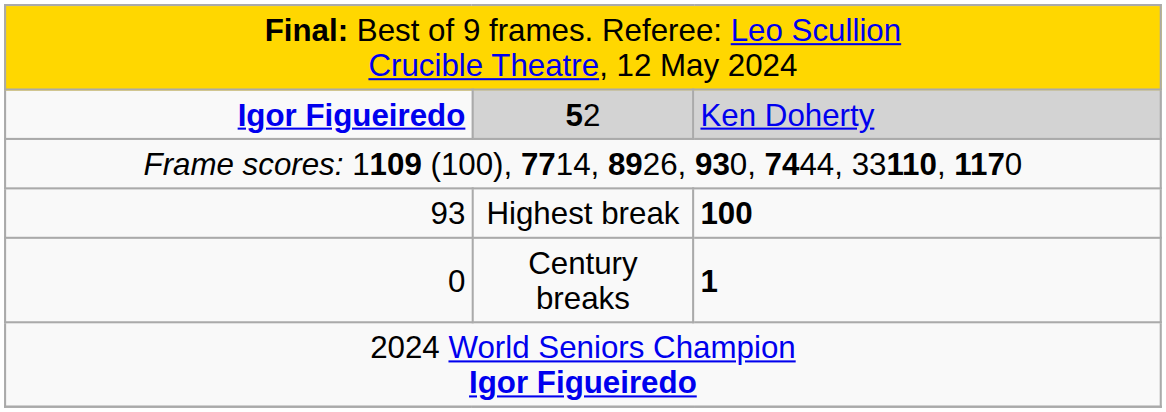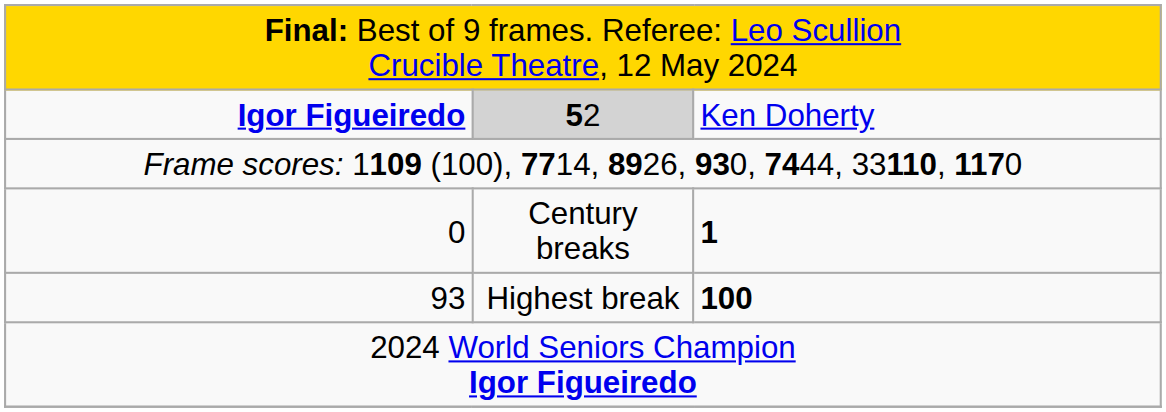(787, 115) lightgrey background -> (787, 115) no background
rows swapped: (448, 214) <-> (457, 281)
